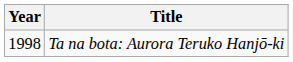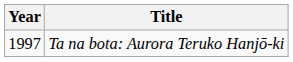(25, 43) 1998 -> (25, 43) 1997
